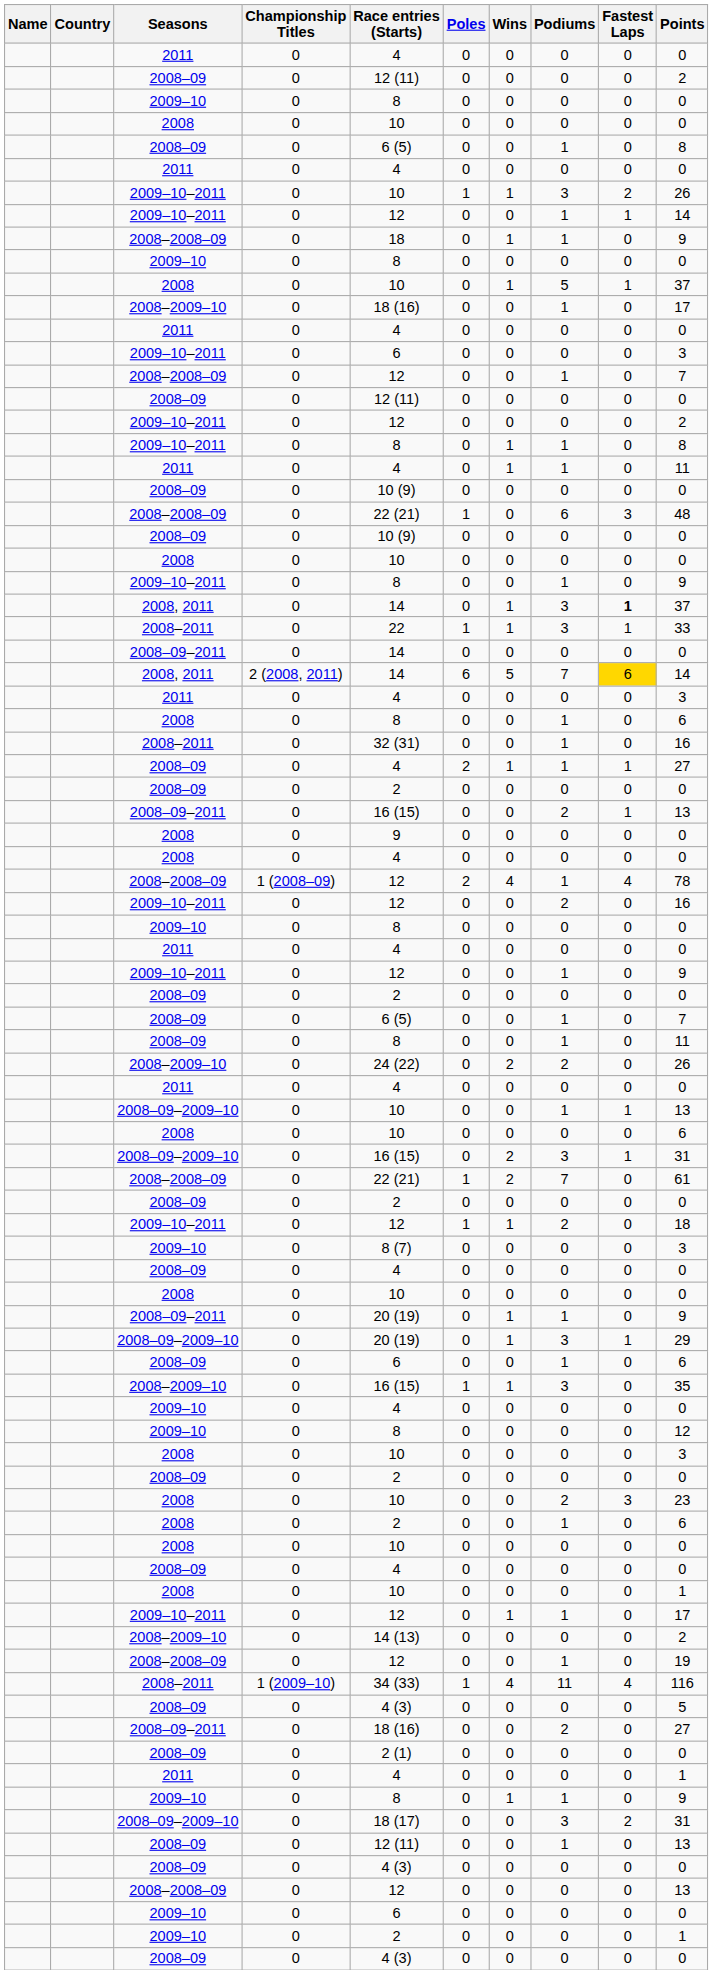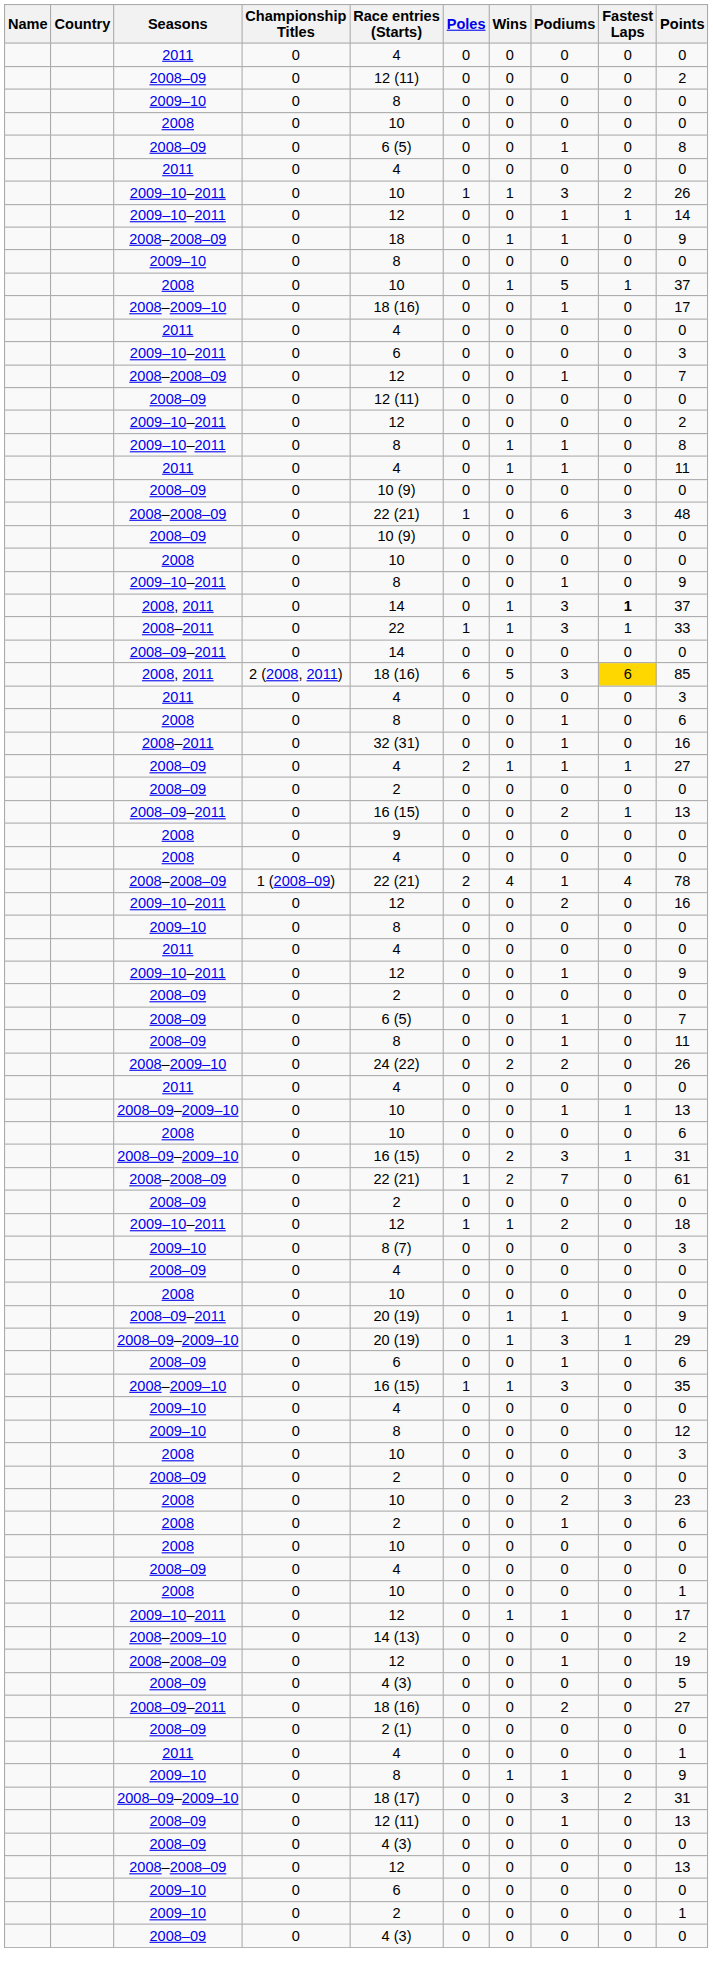(397, 674) 14 -> (397, 674) 18 (16)
(565, 674) 7 -> (565, 674) 3
(682, 674) 14 -> (682, 674) 85
(397, 880) 12 -> (397, 880) 22 (21)
- row: (178, 1683)
